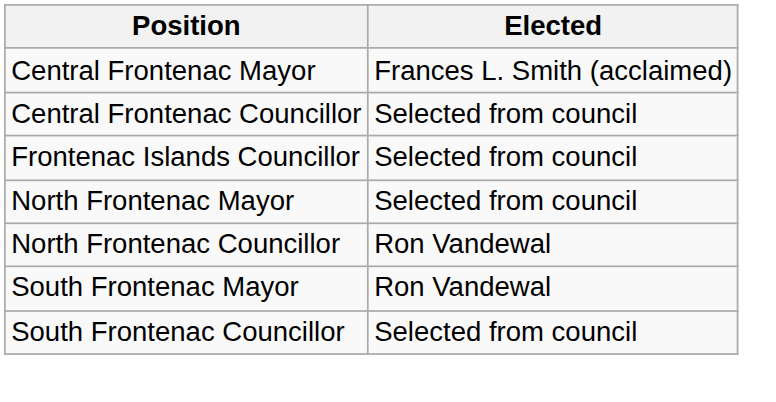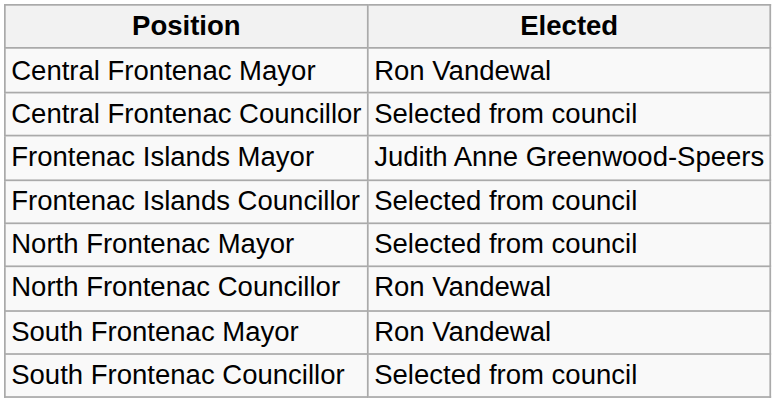(553, 69) Frances L. Smith (acclaimed) -> (463, 69) Ron Vandewal
+ row: (163, 157)
